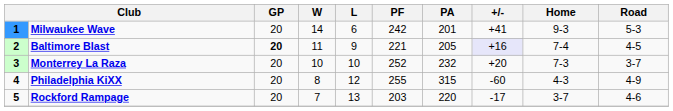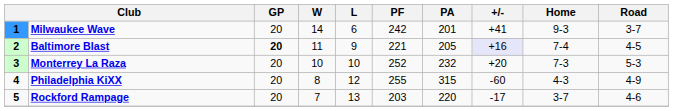(634, 30) 5-3 -> (634, 30) 3-7
(634, 64) 3-7 -> (634, 64) 5-3
